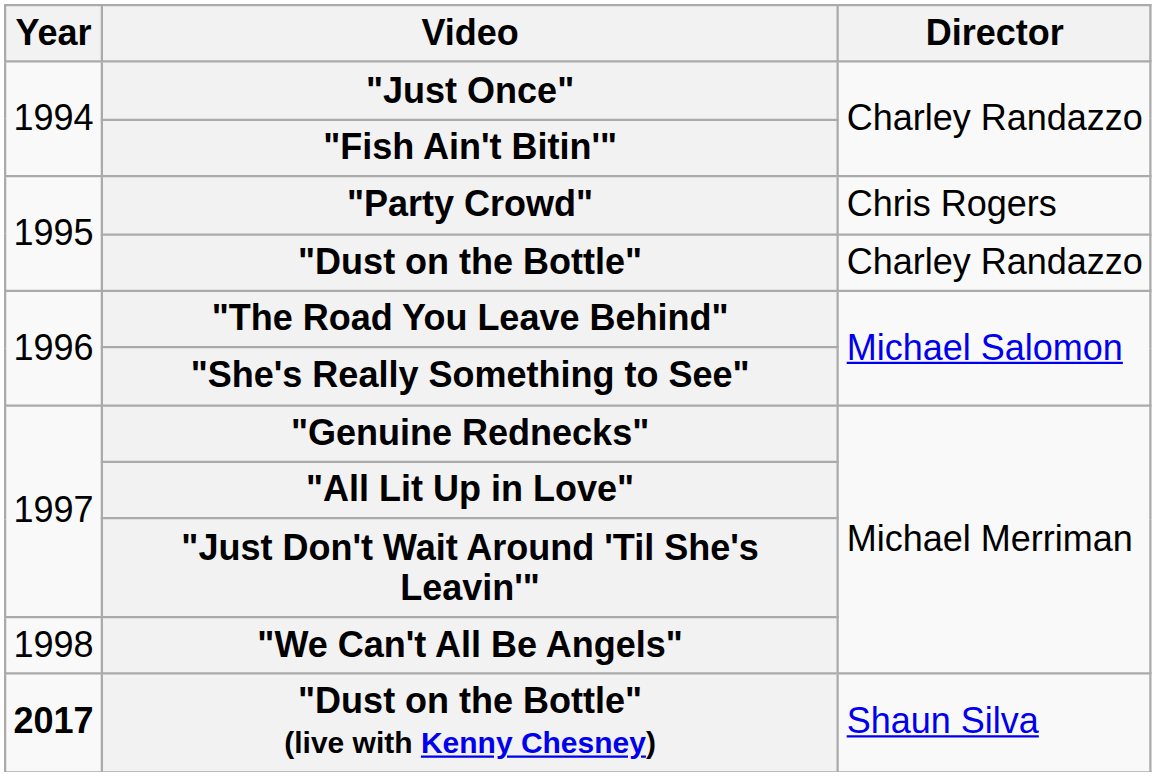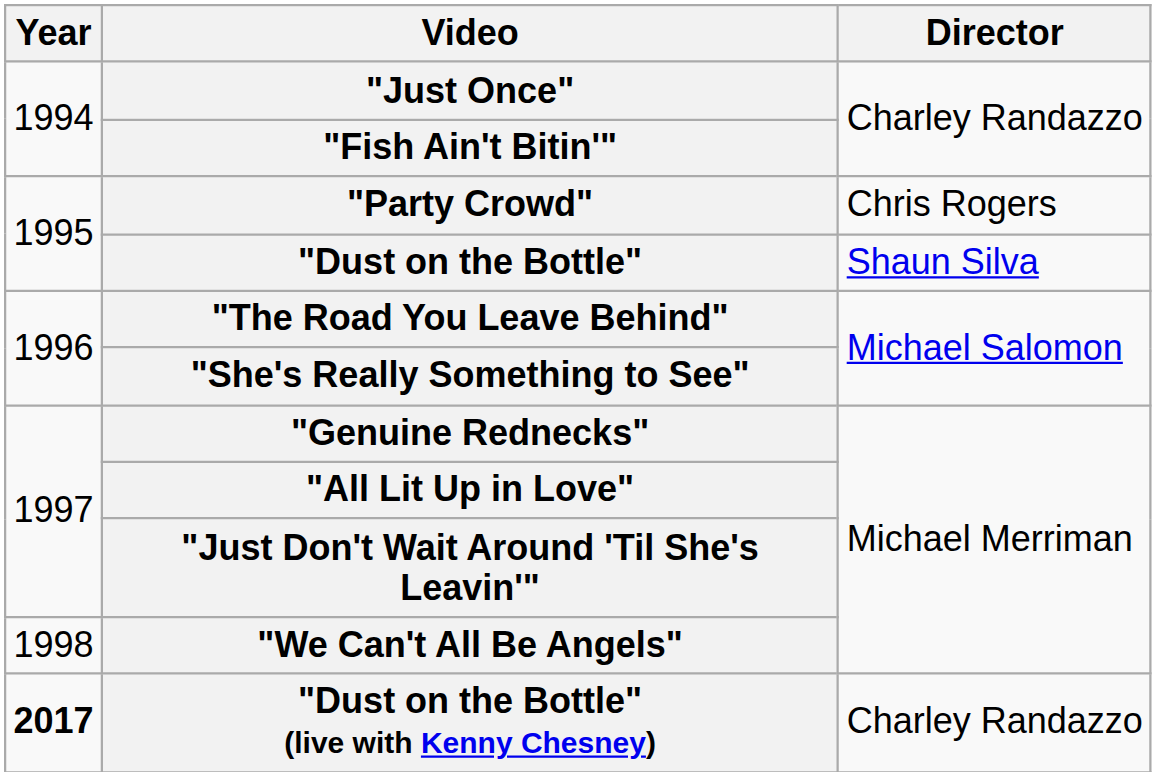(995, 261) Charley Randazzo -> (943, 261) Shaun Silva
(943, 721) Shaun Silva -> (995, 721) Charley Randazzo
